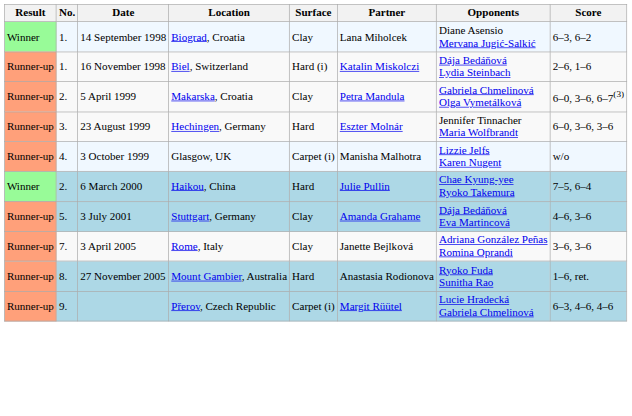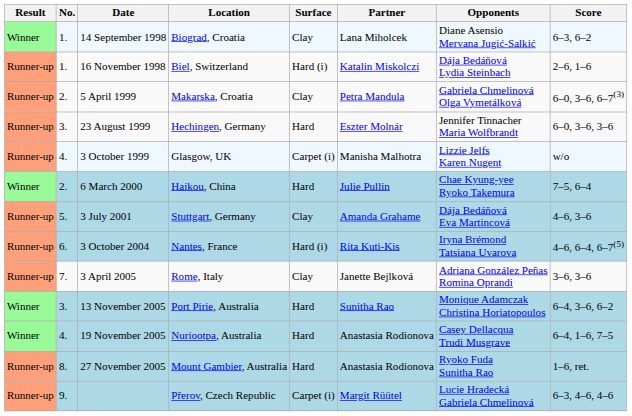+ row: (115, 246)
+ row: (123, 306)
+ row: (123, 336)
